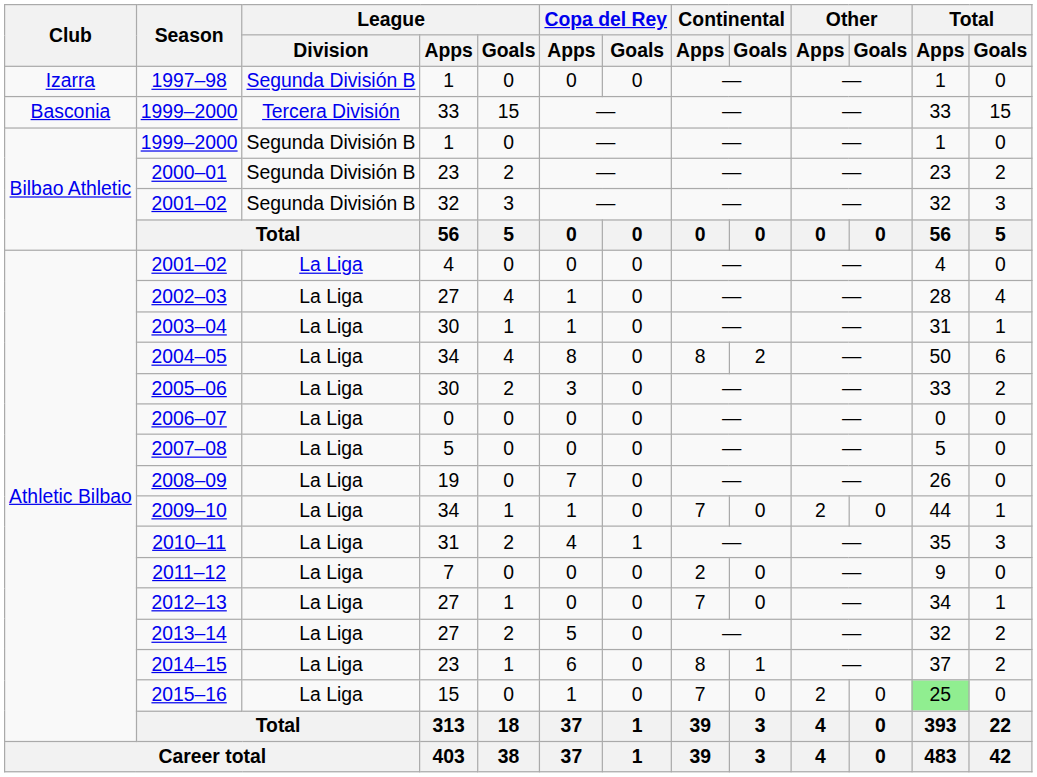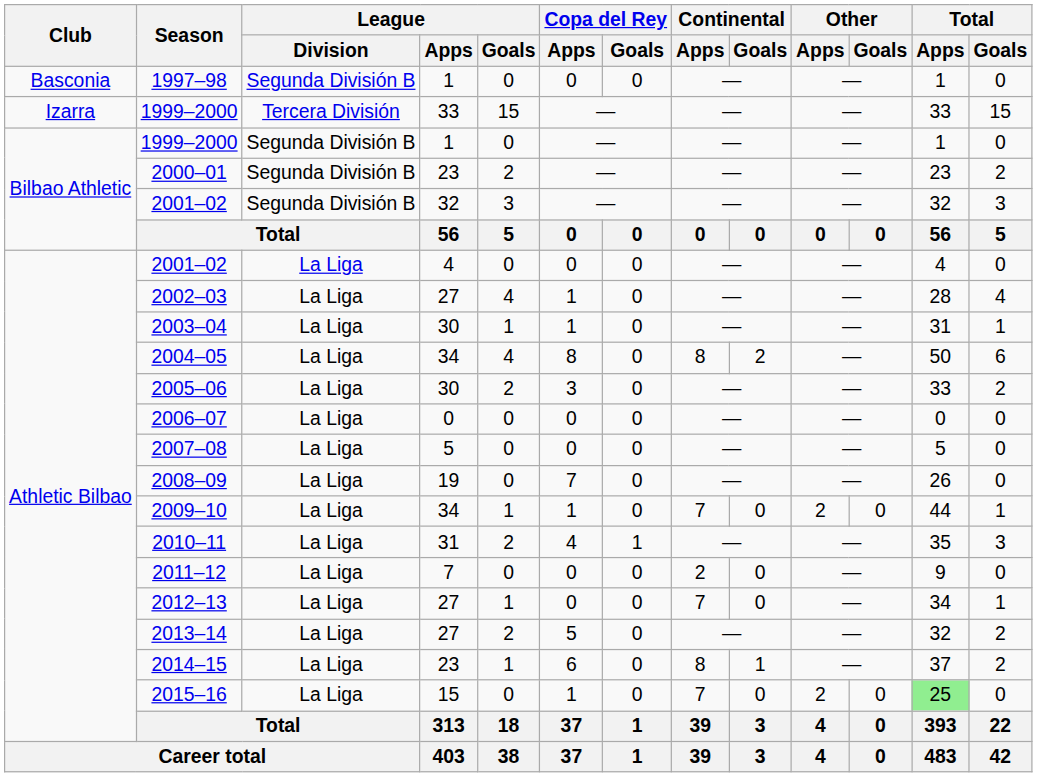(70, 81) Izarra -> (70, 81) Basconia
(70, 111) Basconia -> (70, 111) Izarra
